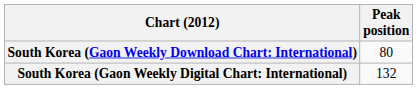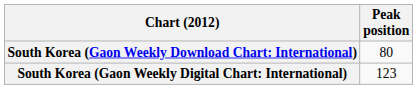(386, 73) 132 -> (386, 73) 123
